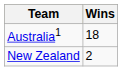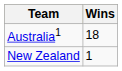(89, 56) 2 -> (89, 56) 1
